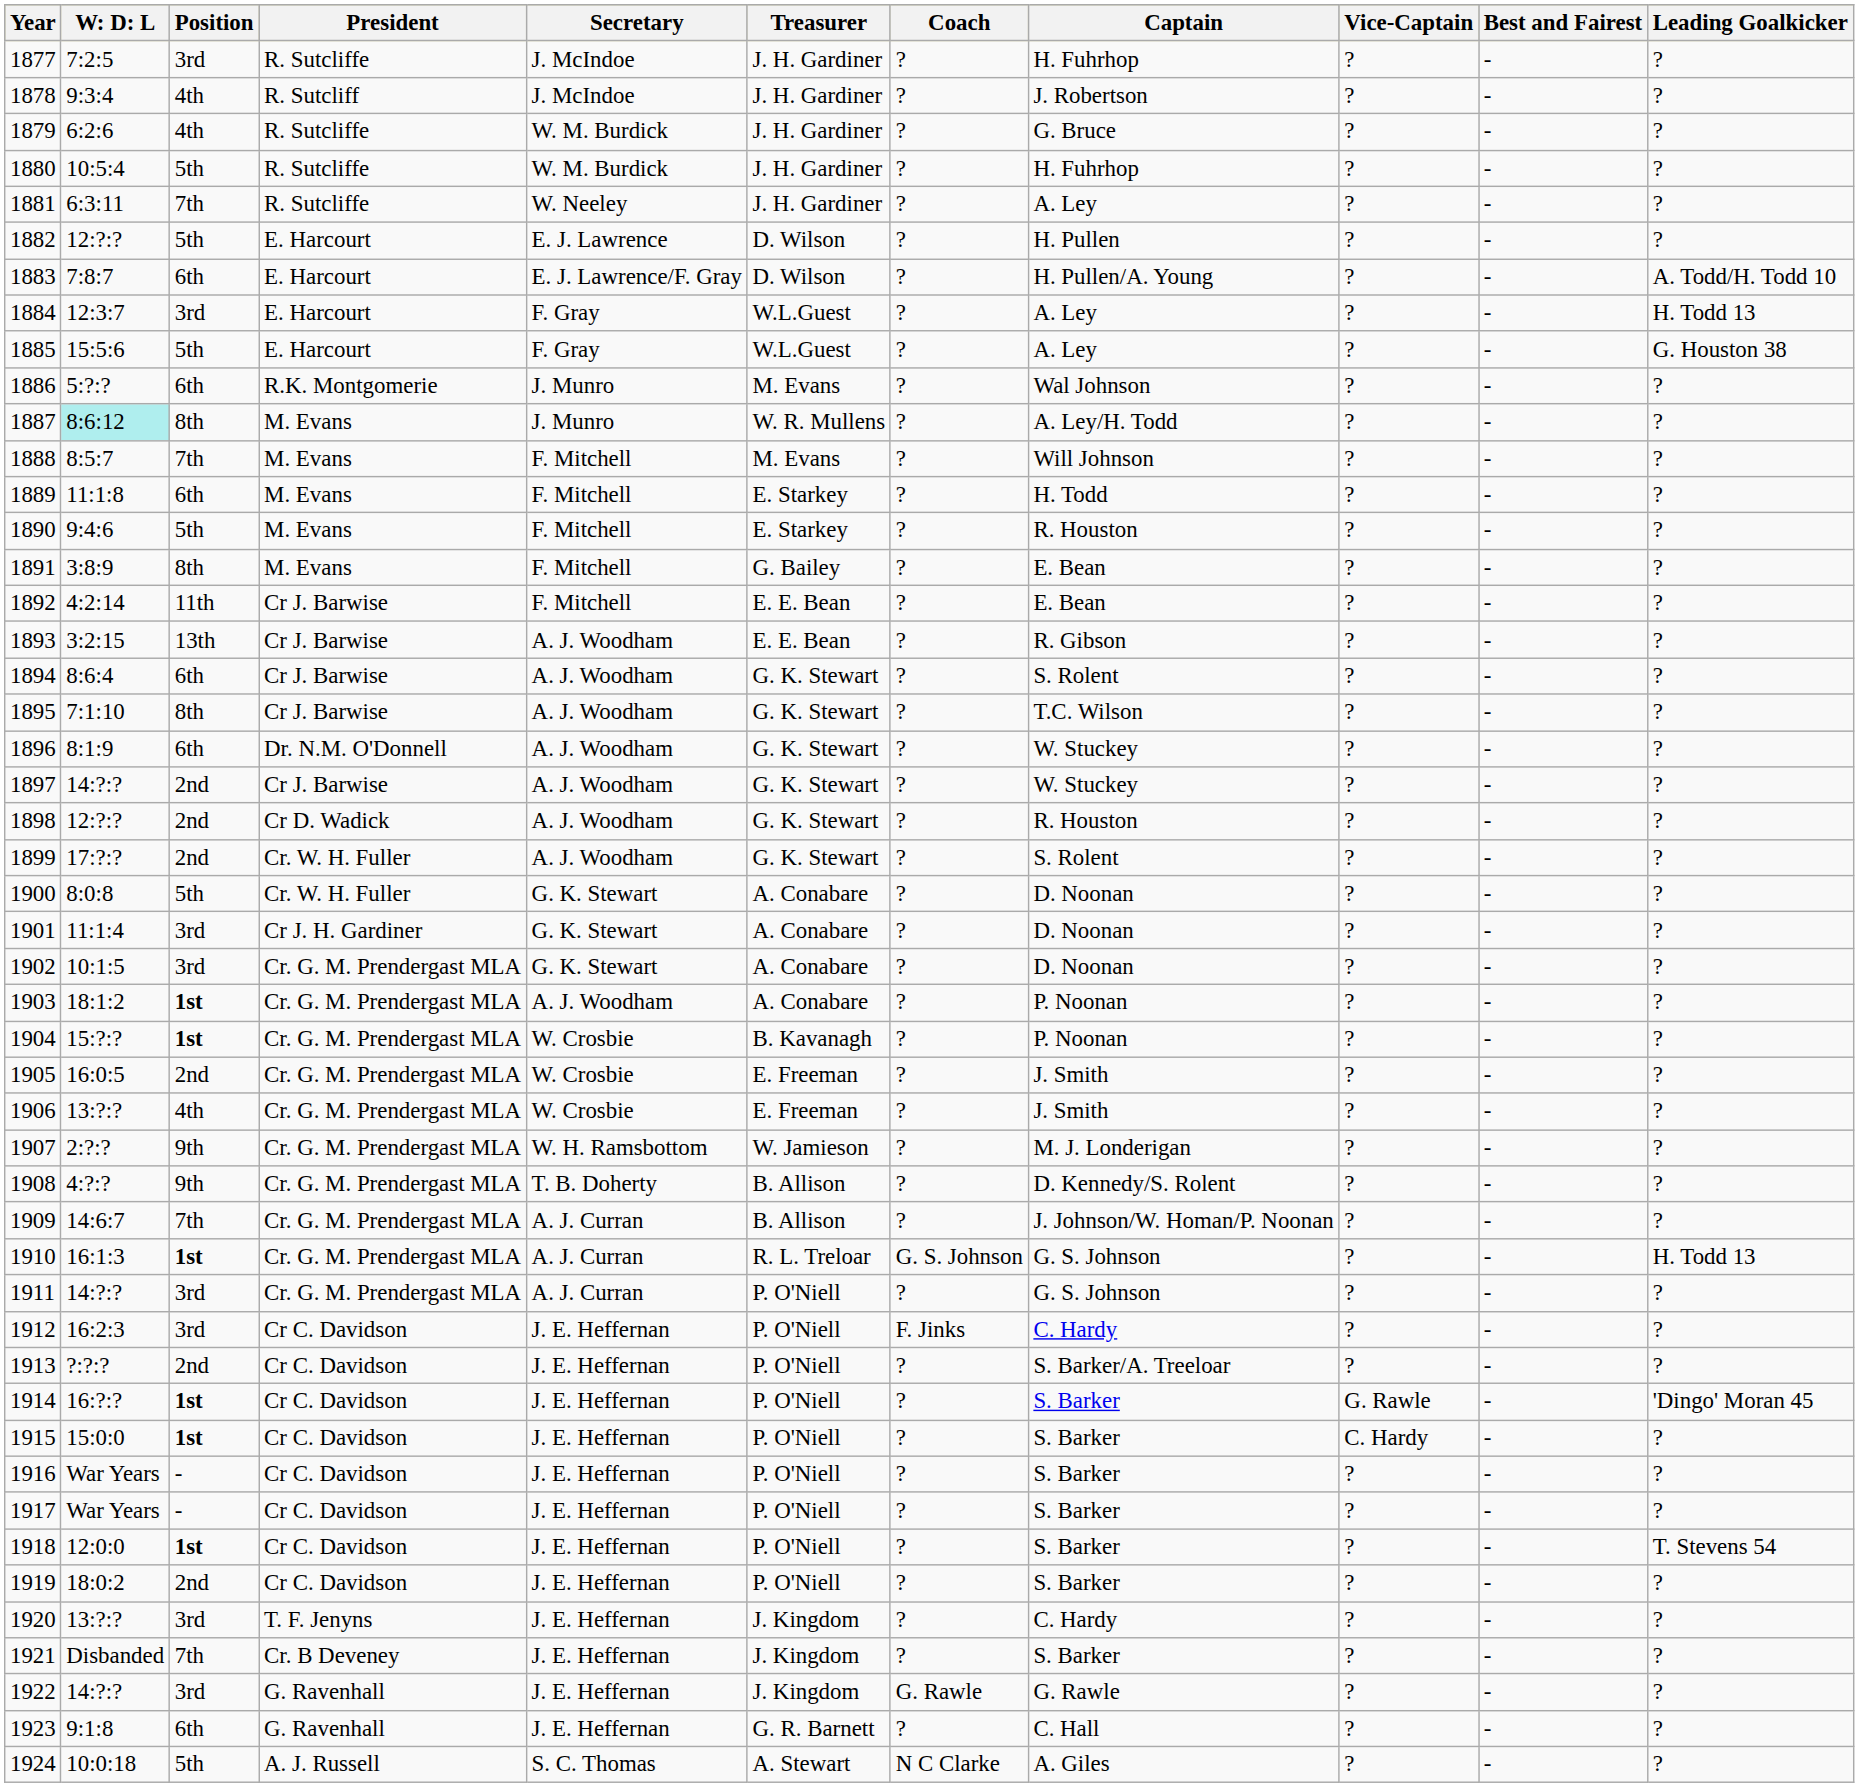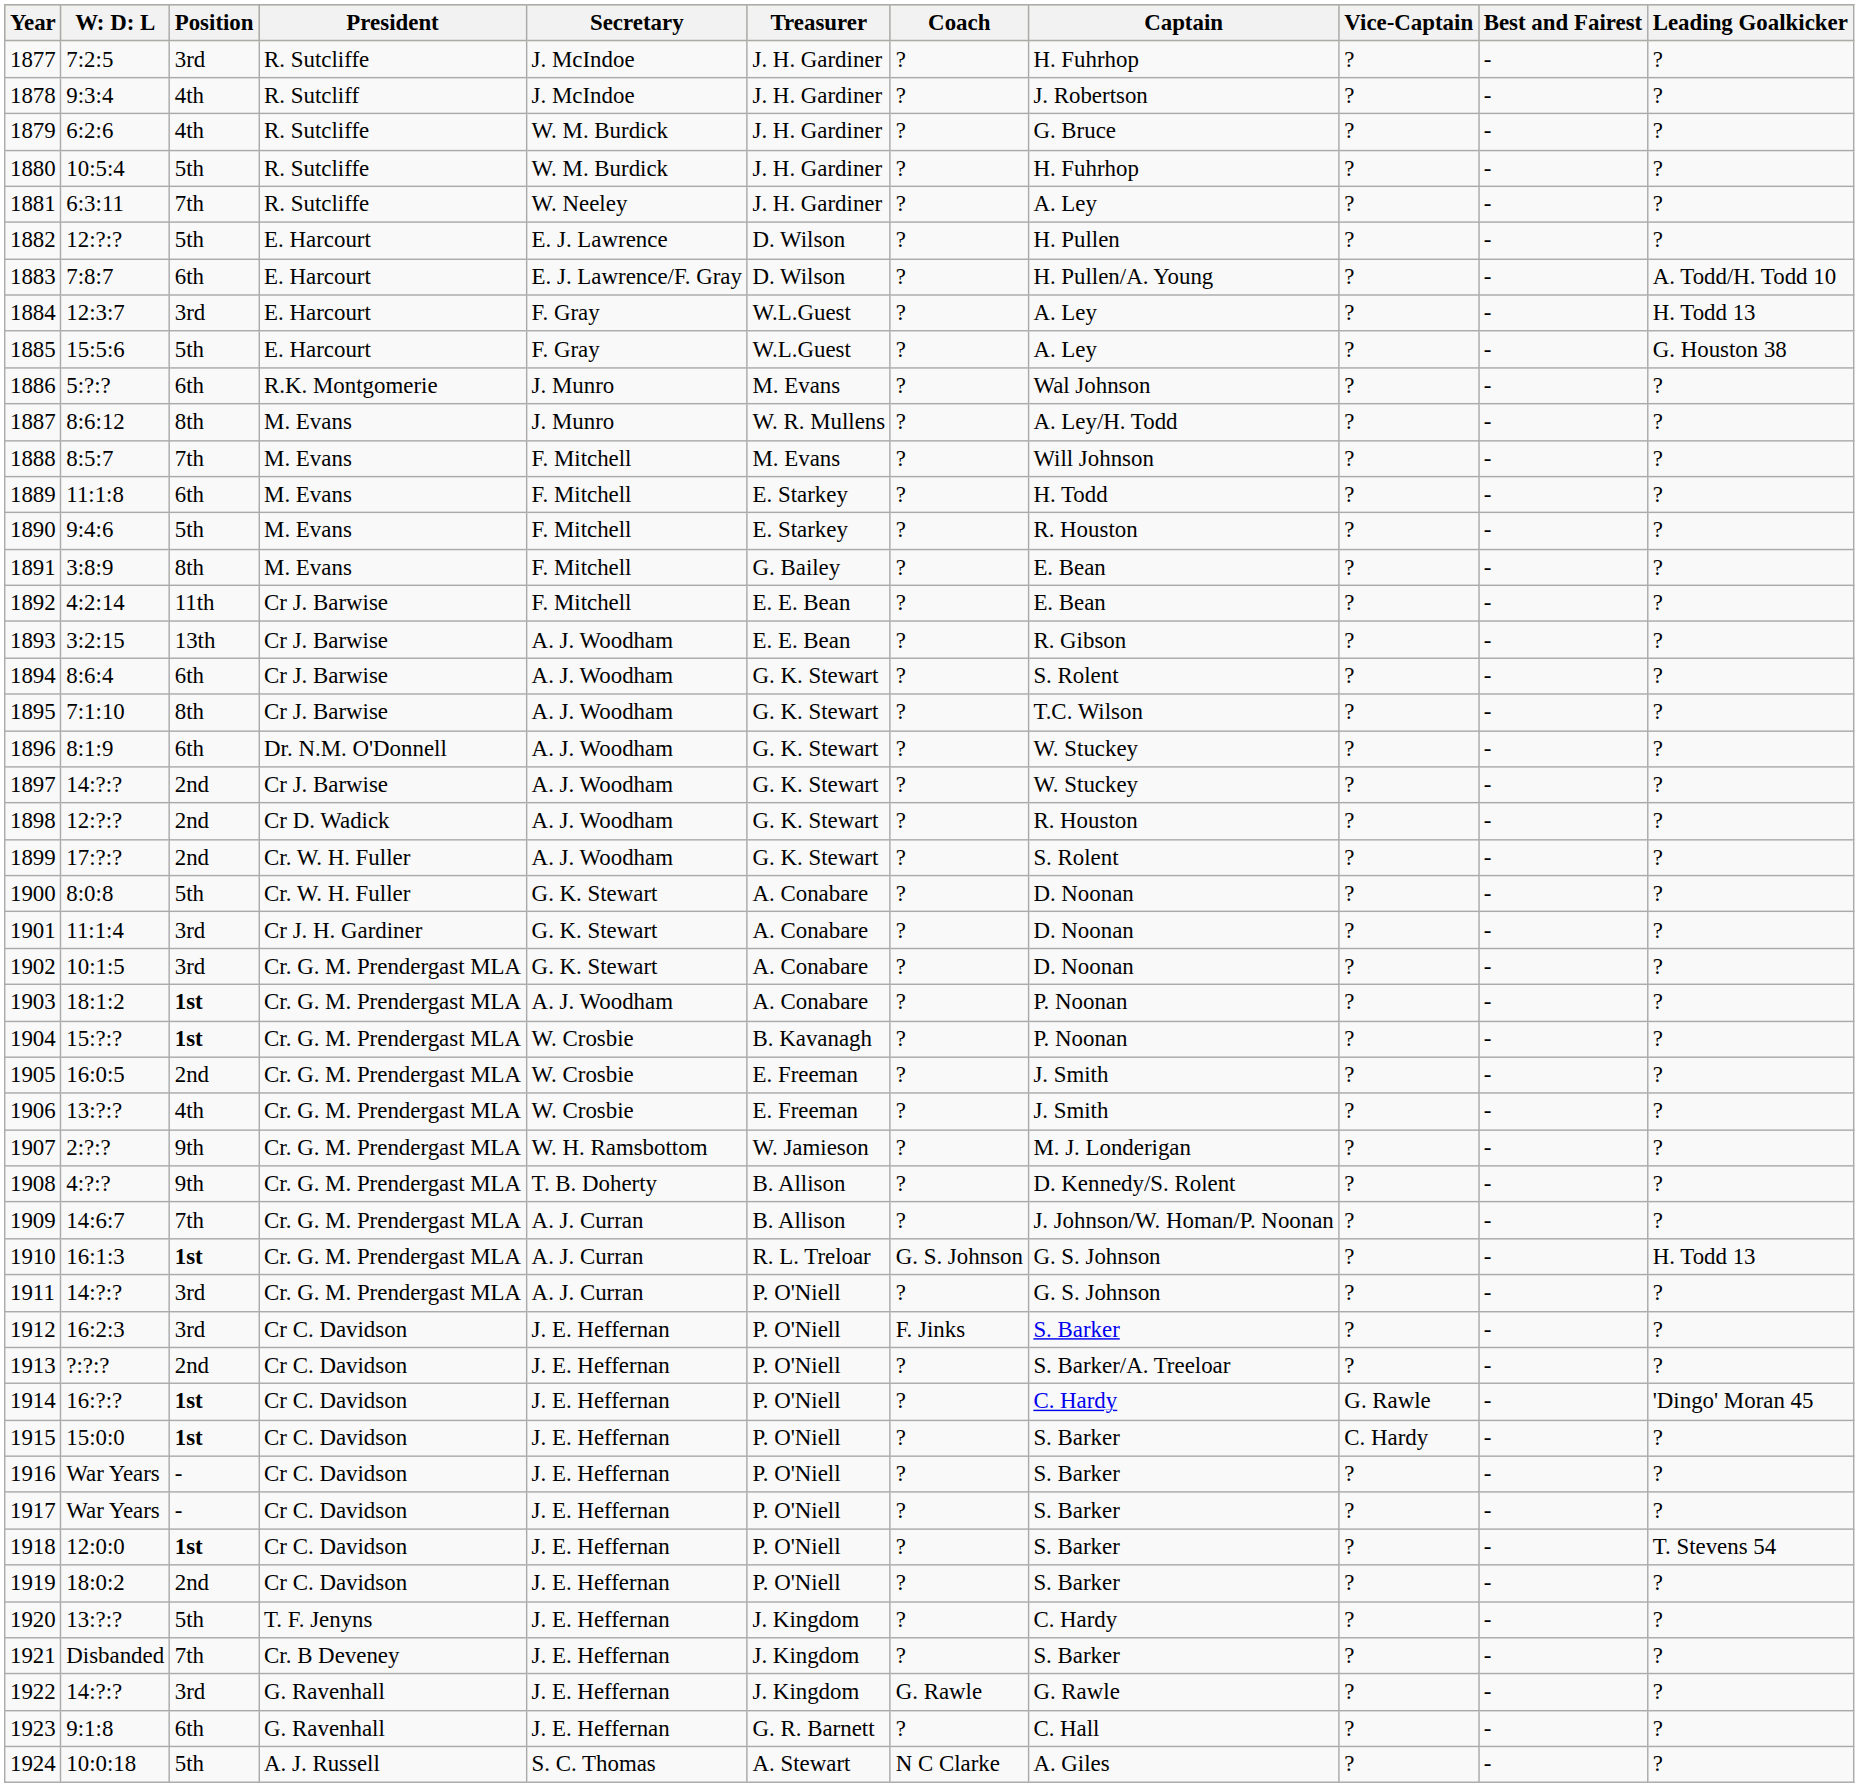(96, 421) paleturquoise background -> (96, 421) no background
(1075, 1328) C. Hardy -> (1077, 1328) S. Barker
(1077, 1401) S. Barker -> (1075, 1401) C. Hardy
(190, 1619) 3rd -> (189, 1619) 5th
